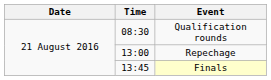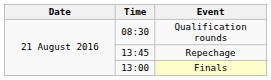(135, 53) 13:00 -> (135, 53) 13:45
(135, 68) 13:45 -> (135, 68) 13:00
